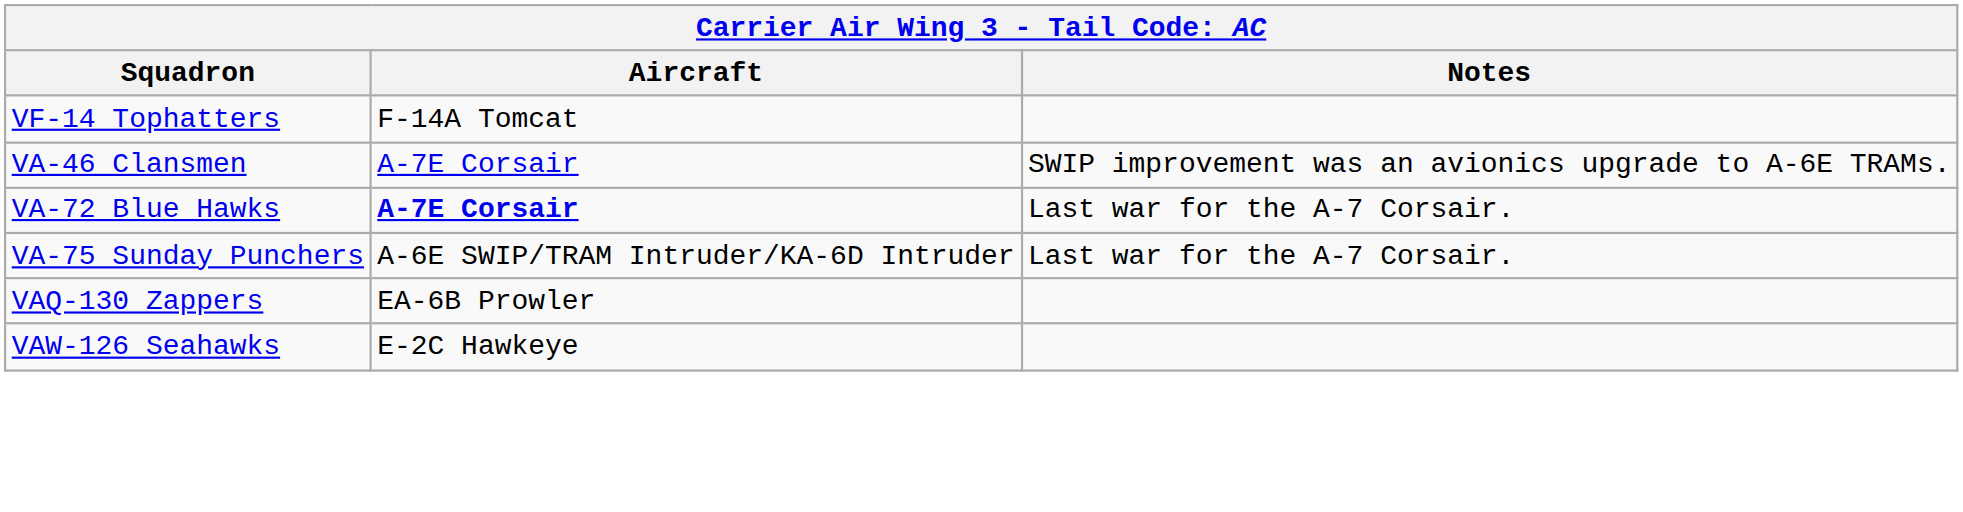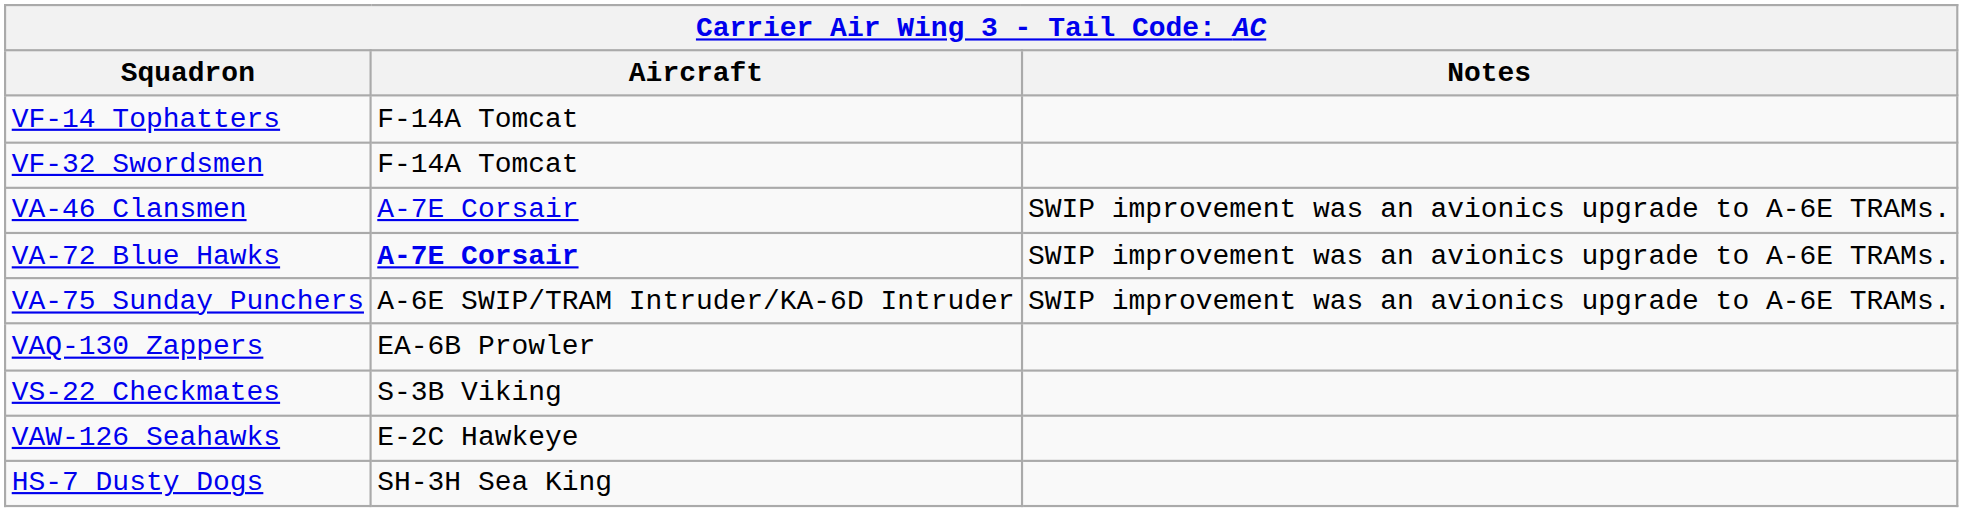+ row: (138, 165)
(1271, 210) Last war for the A-7 Corsair. -> (1489, 256) SWIP improvement was an avionics upgrade to A-6E TRAMs.
(1271, 256) Last war for the A-7 Corsair. -> (1489, 301) SWIP improvement was an avionics upgrade to A-6E TRAMs.
+ row: (146, 392)
+ row: (138, 483)
